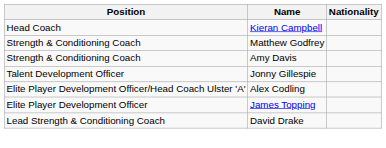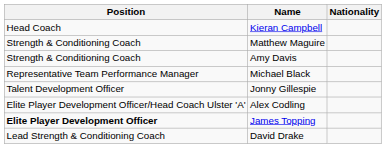+ row: (287, 43)
- row: (287, 43)
+ row: (280, 74)
(77, 105) normal -> (82, 120) bold
